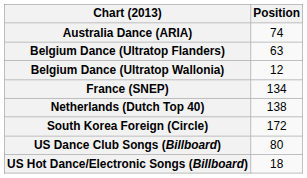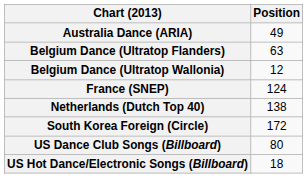(277, 32) 74 -> (277, 32) 49
(277, 88) 134 -> (277, 88) 124
